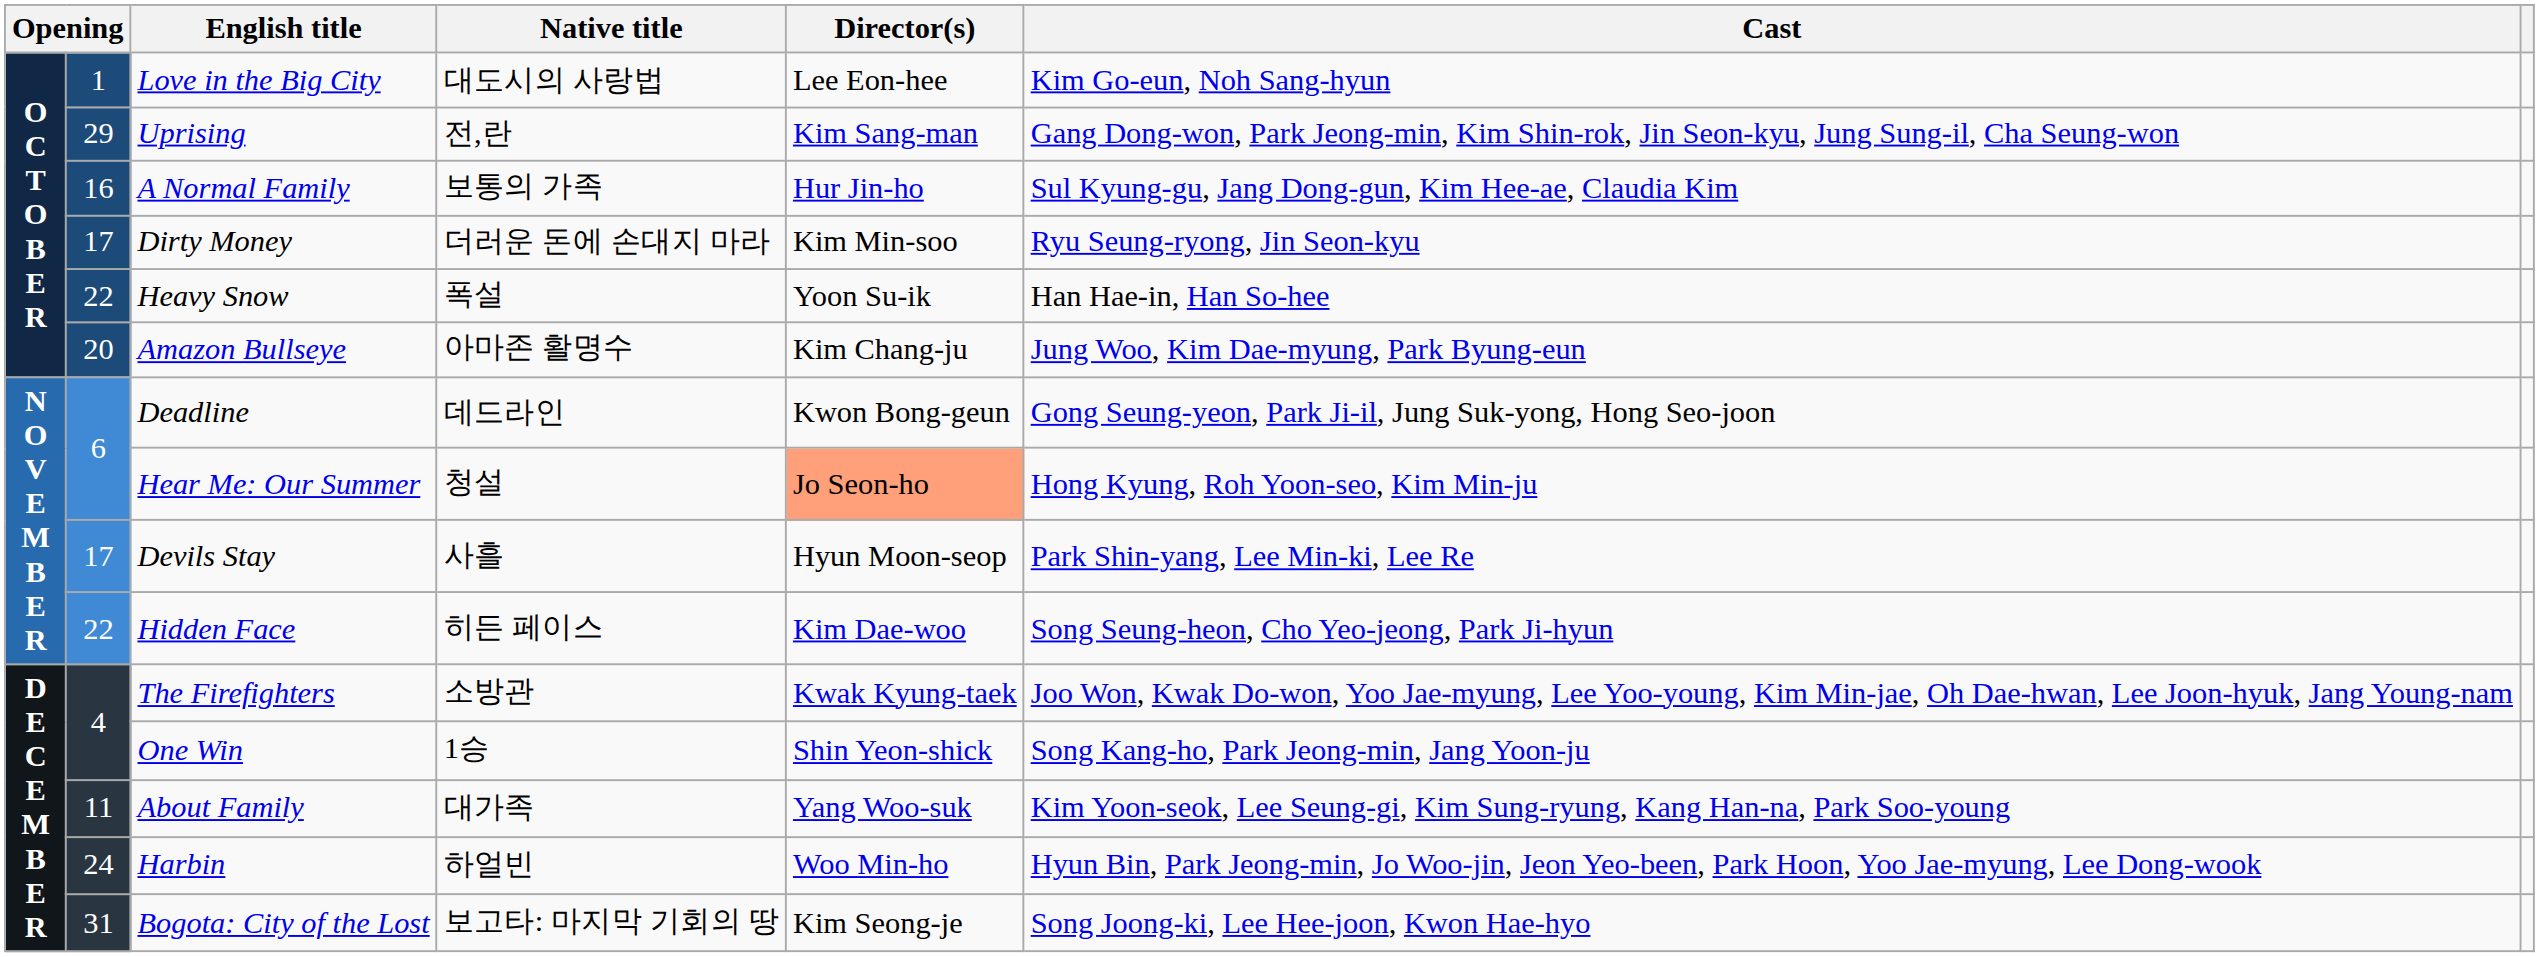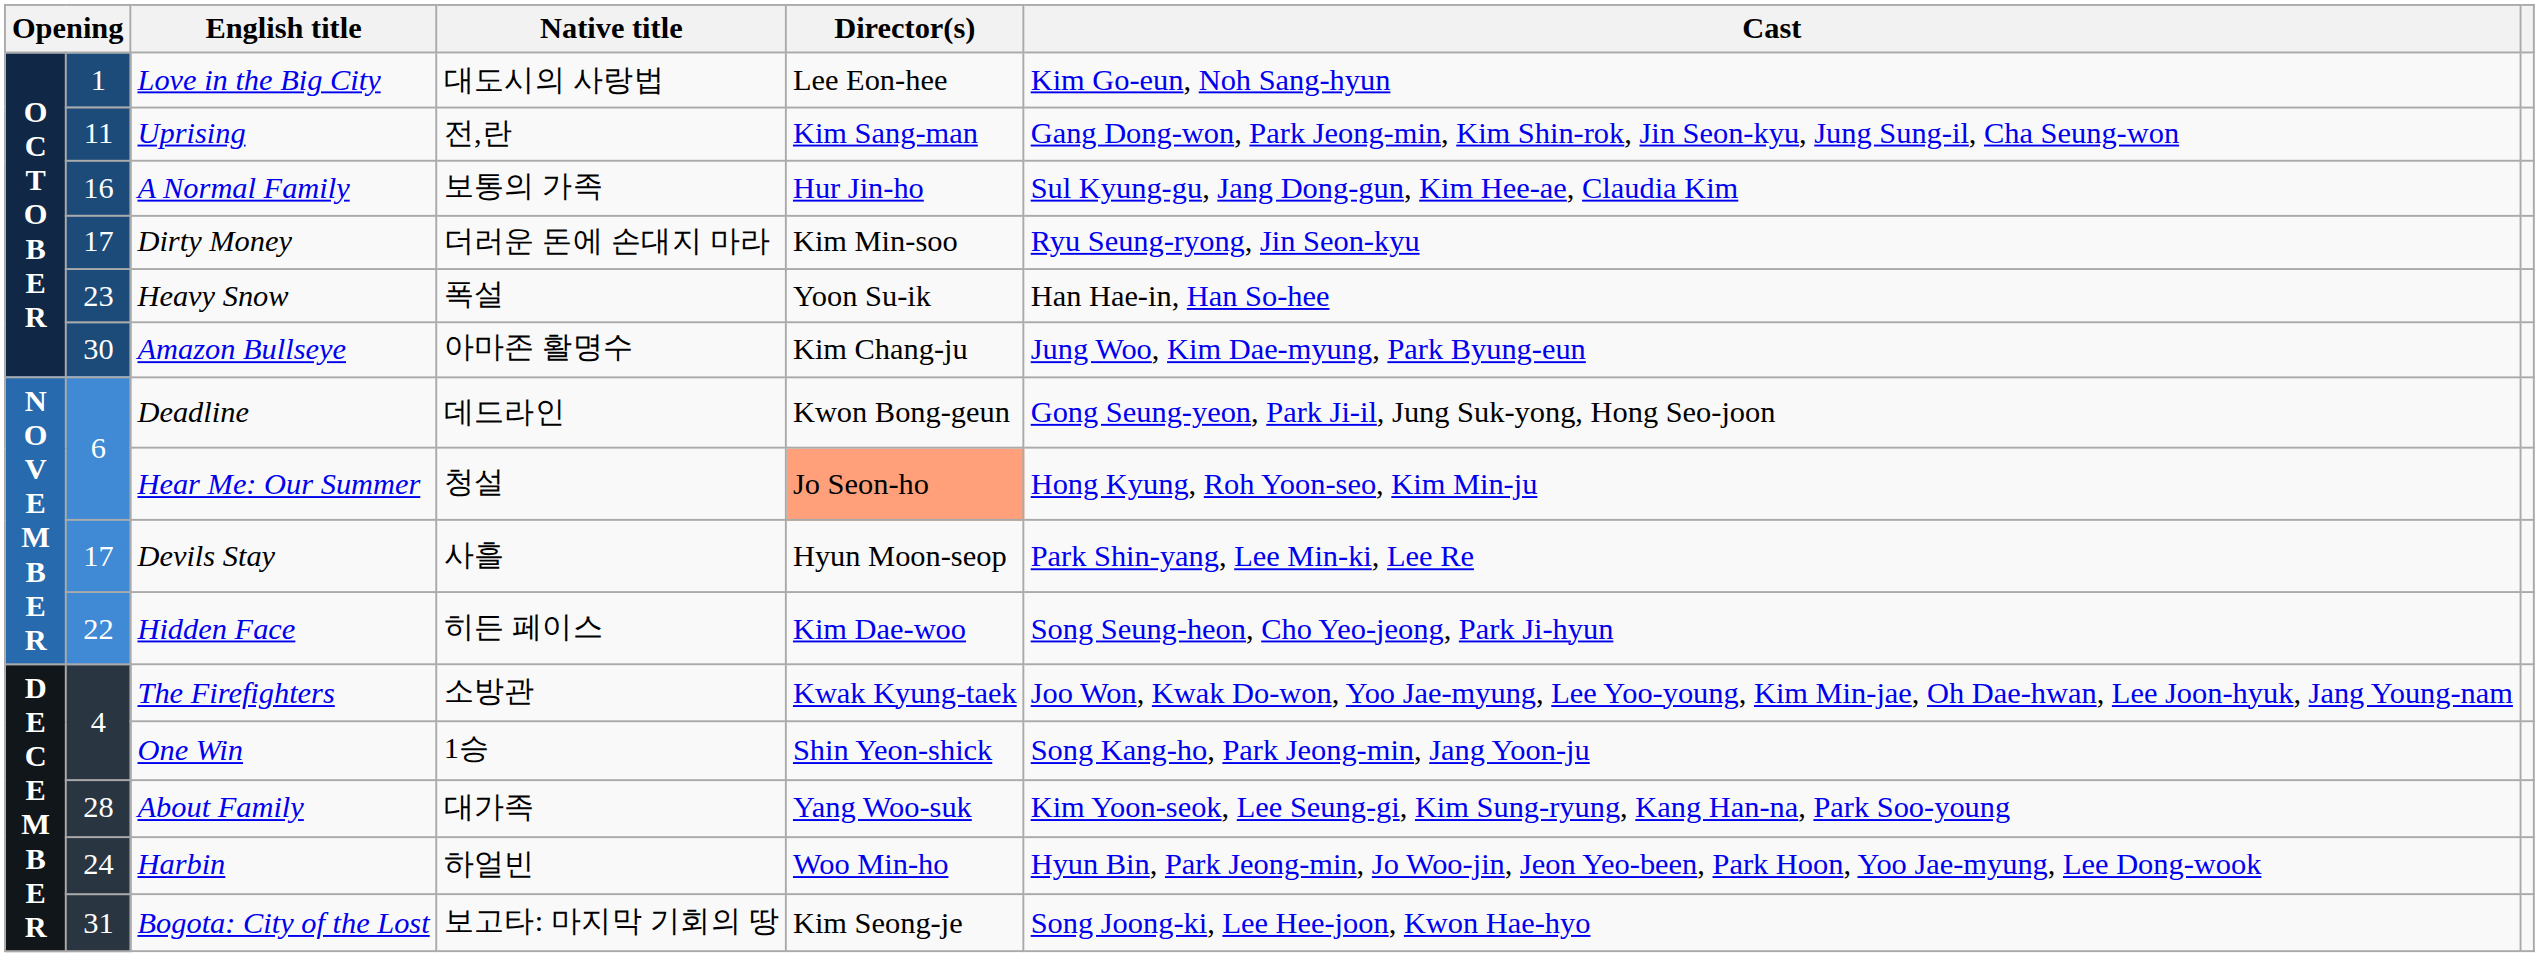(98, 133) 29 -> (98, 133) 11
(98, 295) 22 -> (98, 295) 23
(98, 349) 20 -> (98, 349) 30
(98, 807) 11 -> (98, 807) 28
